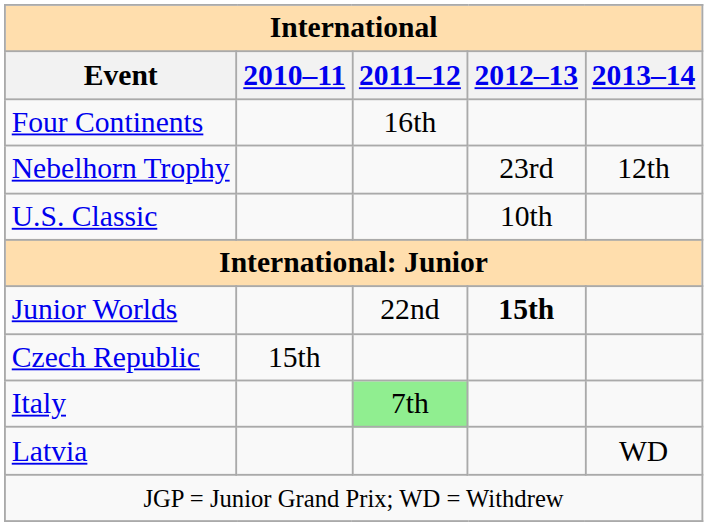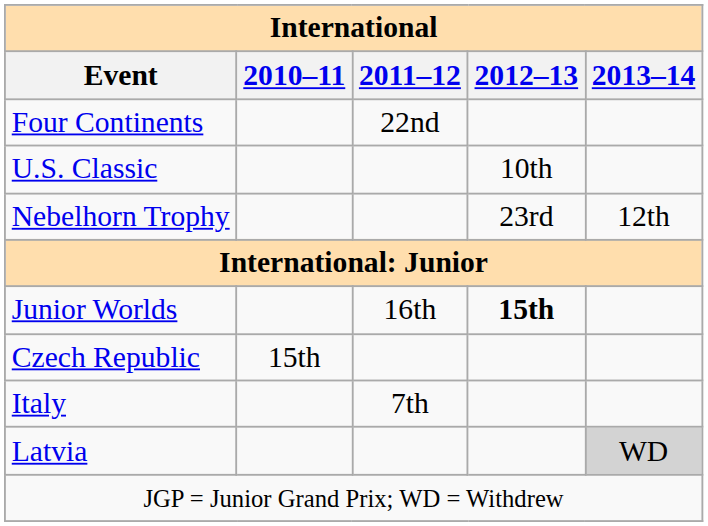(410, 121) 16th -> (410, 121) 22nd
rows swapped: (121, 168) <-> (85, 215)
(410, 309) 22nd -> (410, 309) 16th
(410, 403) lightgreen background -> (410, 403) no background
(644, 450) no background -> (644, 450) lightgrey background
